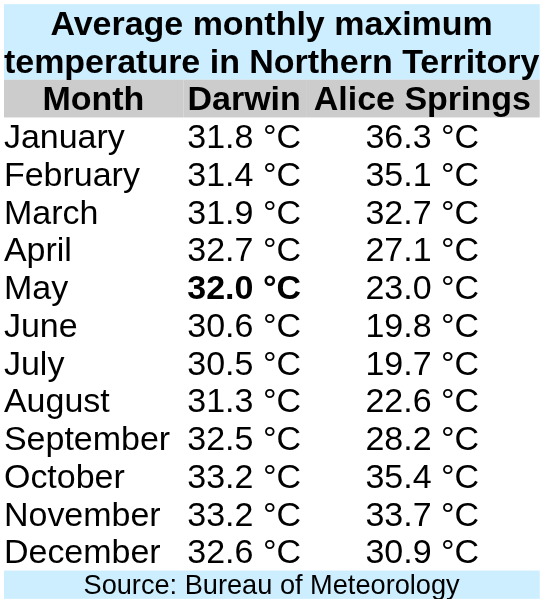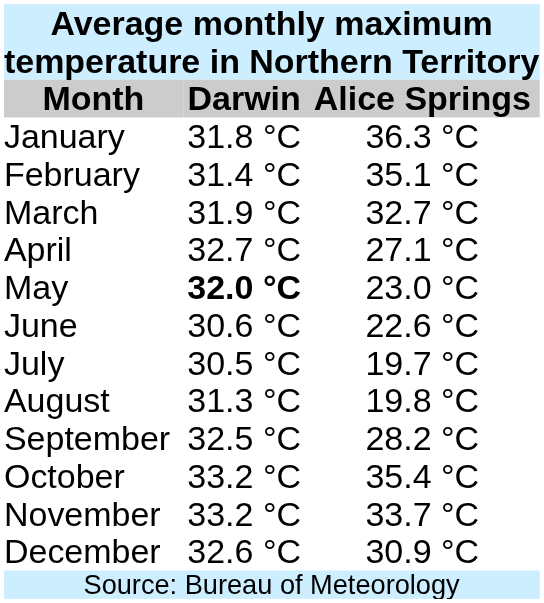(422, 325) 19.8 °C -> (422, 325) 22.6 °C
(422, 400) 22.6 °C -> (422, 400) 19.8 °C
